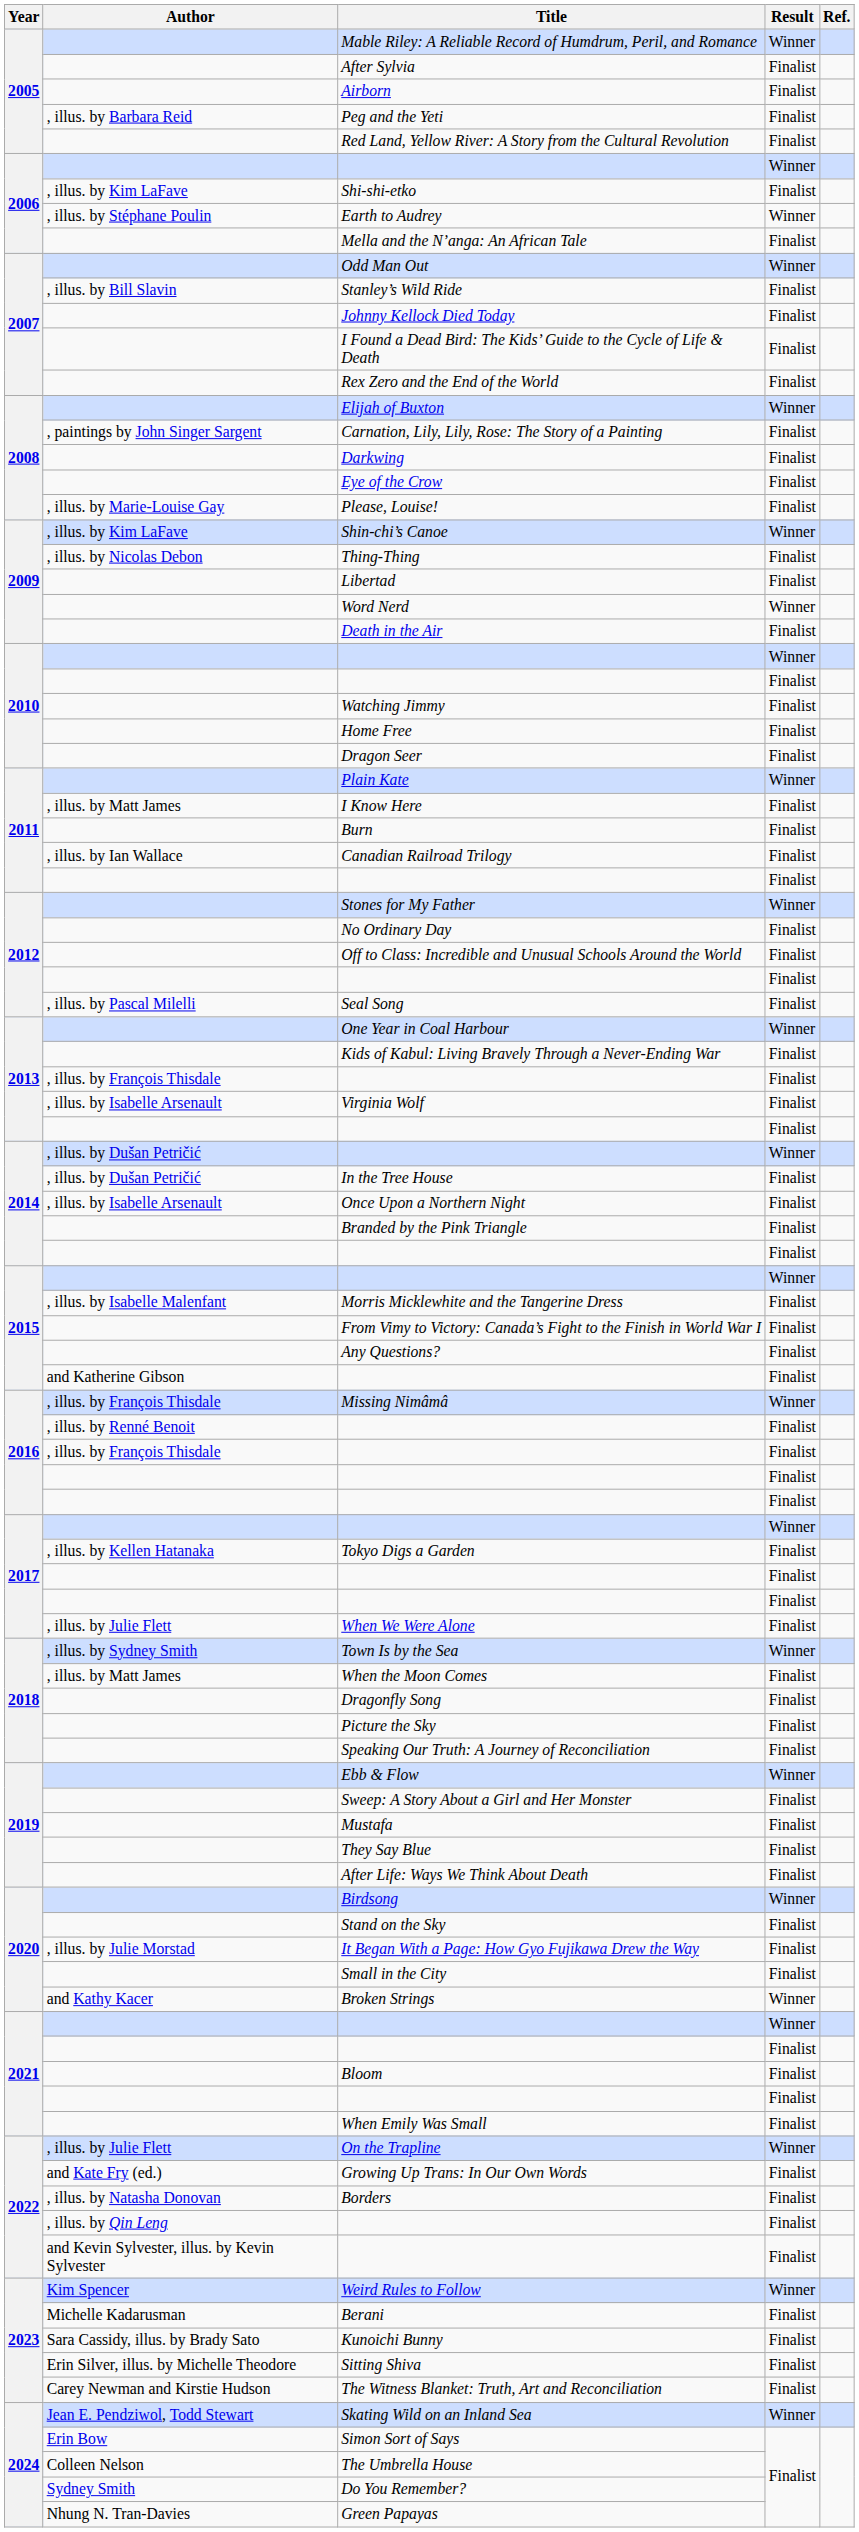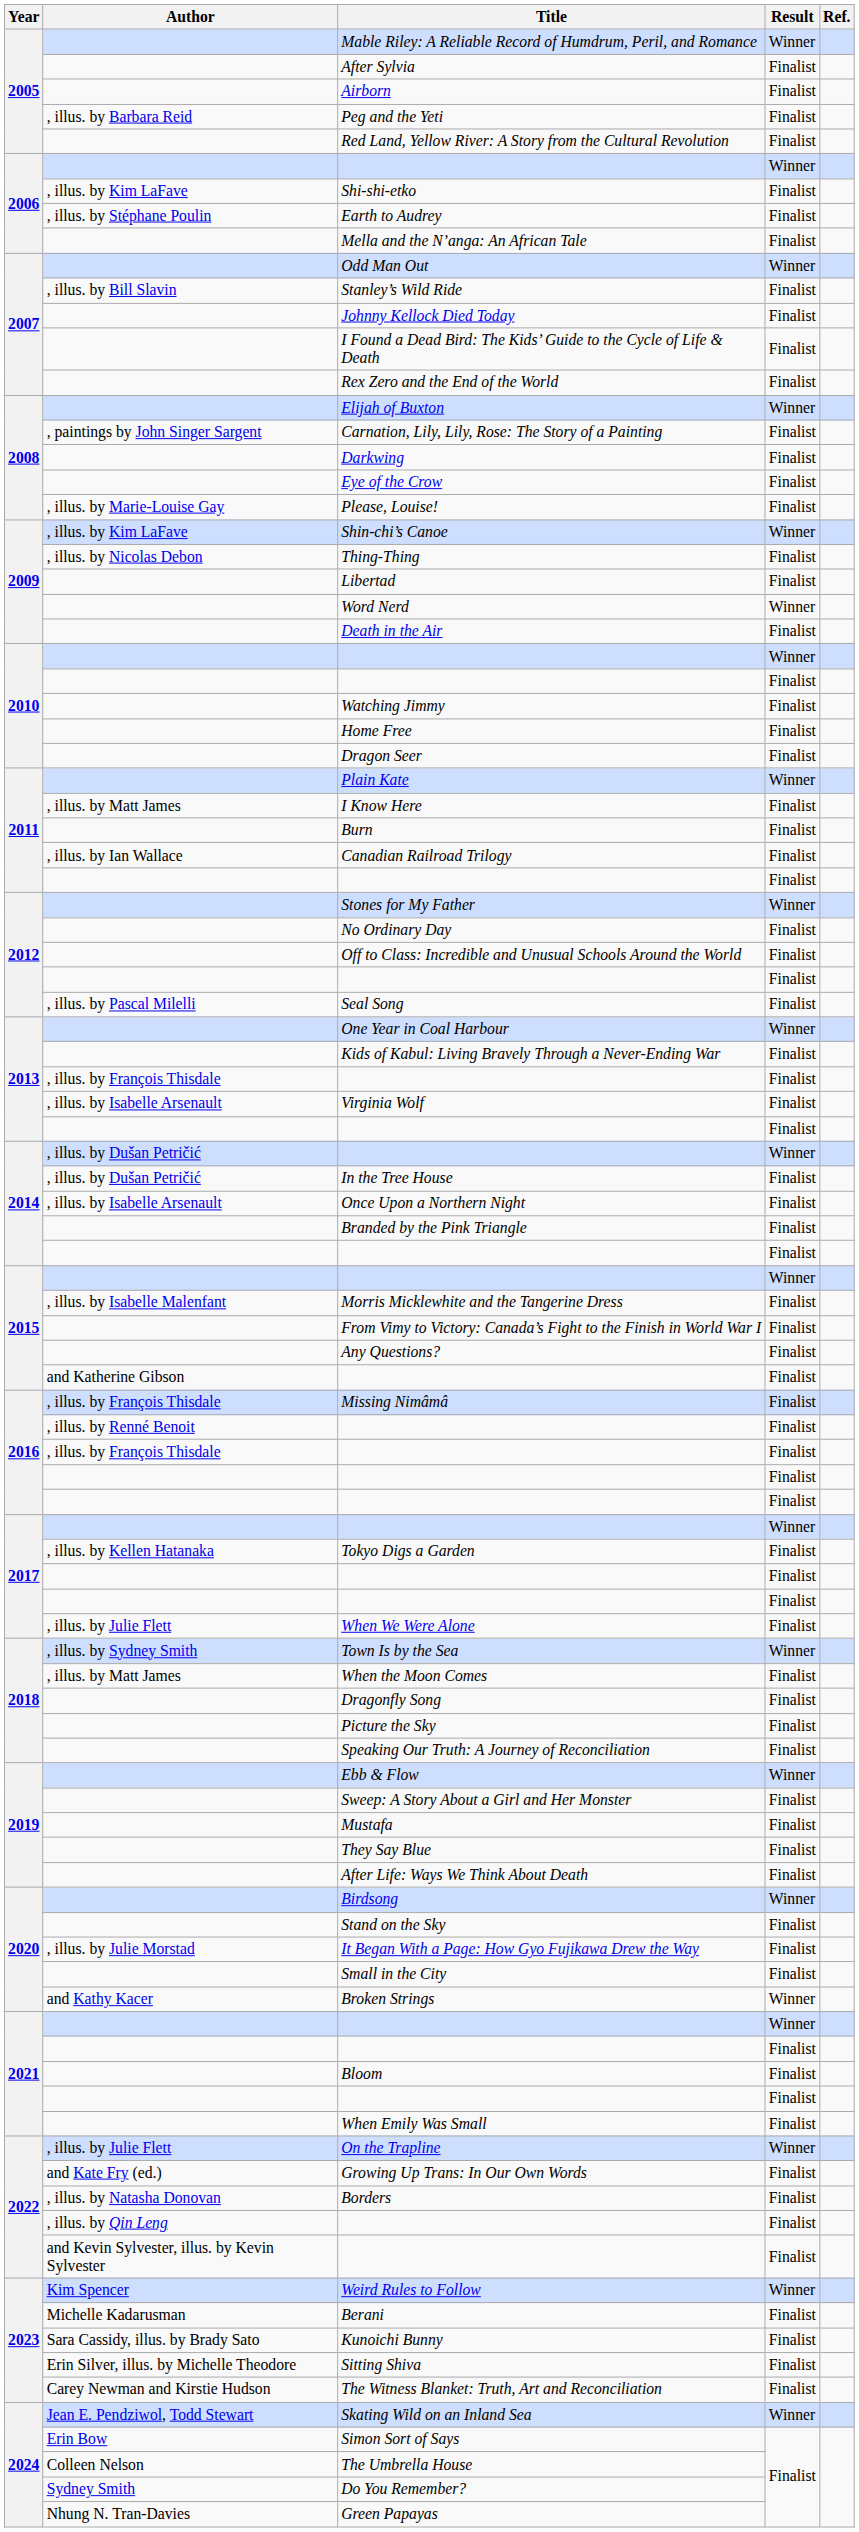(792, 215) Winner -> (792, 215) Finalist
(792, 1402) Winner -> (792, 1402) Finalist
